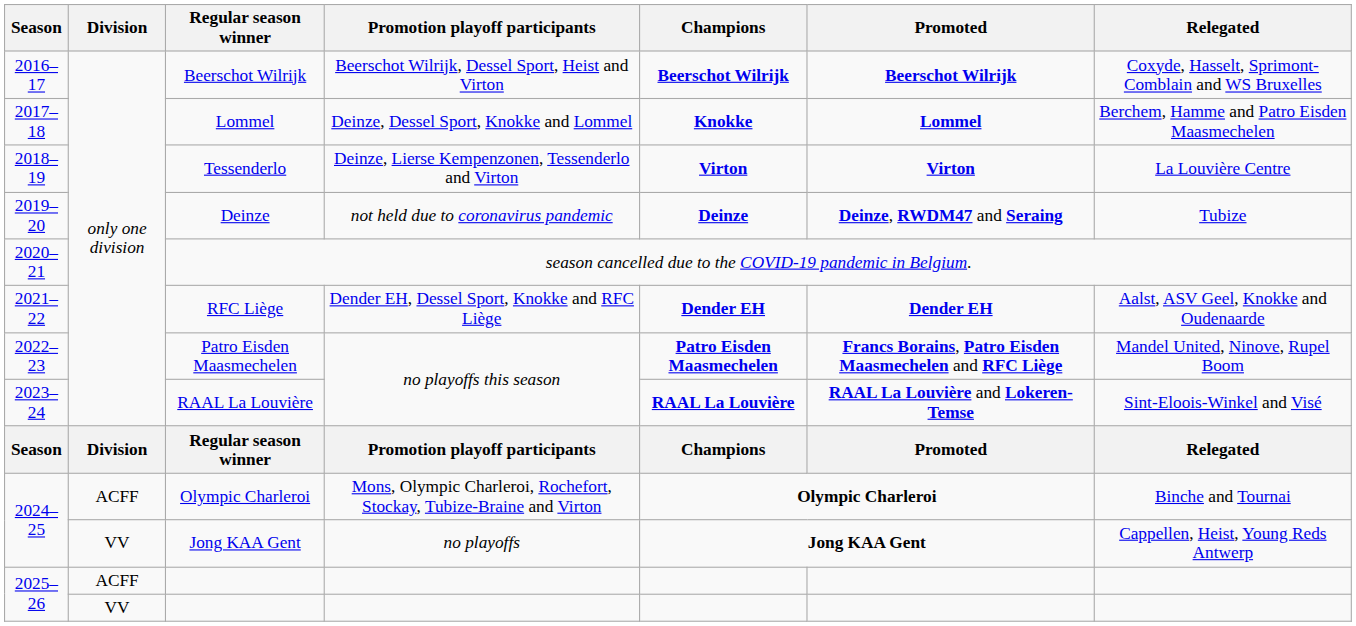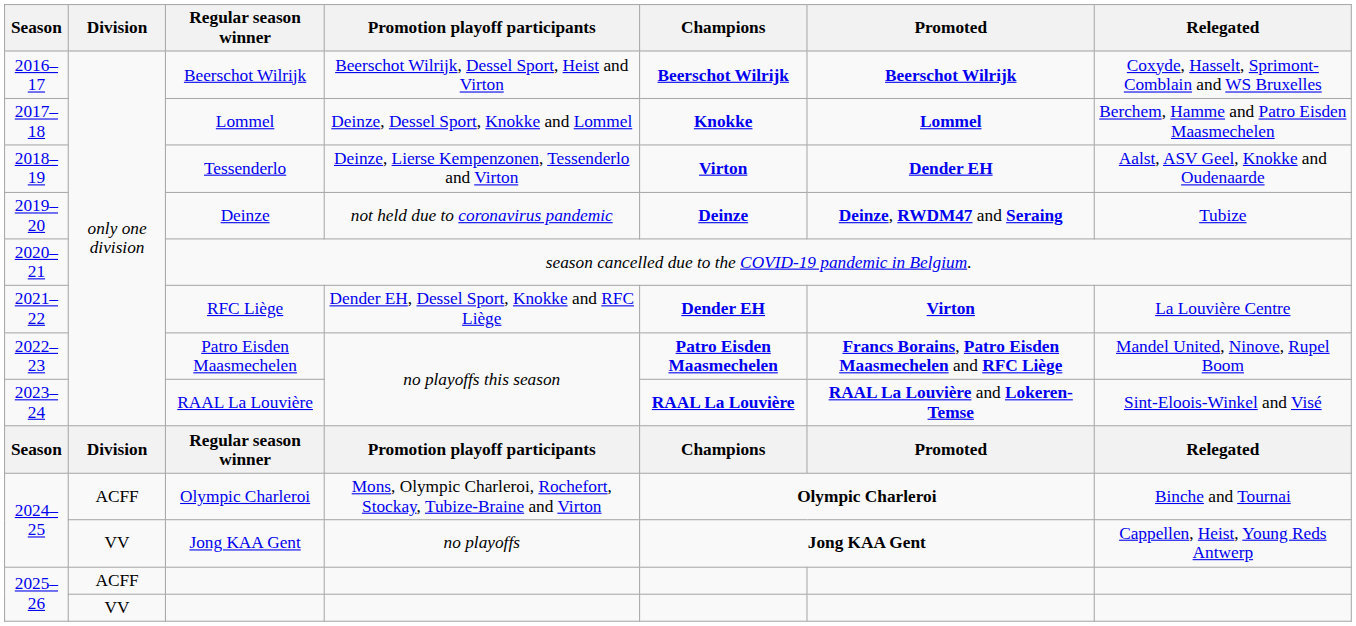(951, 168) Virton -> (951, 168) Dender EH
(1223, 168) La Louvière Centre -> (1223, 168) Aalst, ASV Geel, Knokke and Oudenaarde
(951, 308) Dender EH -> (951, 308) Virton
(1223, 308) Aalst, ASV Geel, Knokke and Oudenaarde -> (1223, 308) La Louvière Centre
